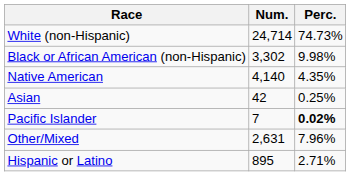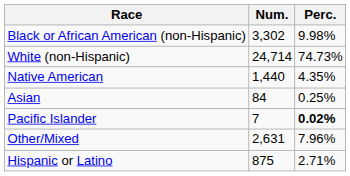rows swapped: (69, 35) <-> (127, 56)
(268, 77) 4,140 -> (268, 77) 1,440
(259, 98) 42 -> (259, 98) 84
(263, 160) 895 -> (263, 160) 875
